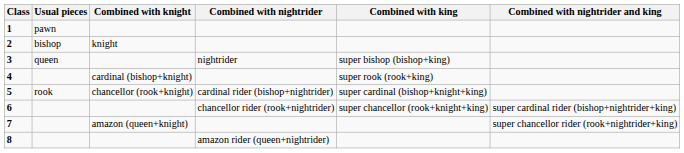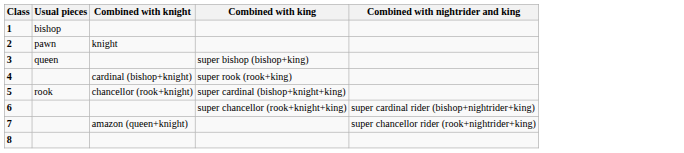- column: (266, 12)
(45, 28) pawn -> (48, 28) bishop
(48, 44) bishop -> (45, 44) pawn
